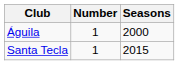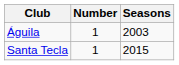(136, 32) 2000 -> (136, 32) 2003
